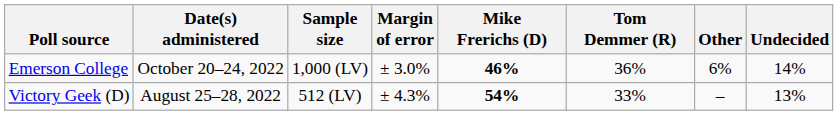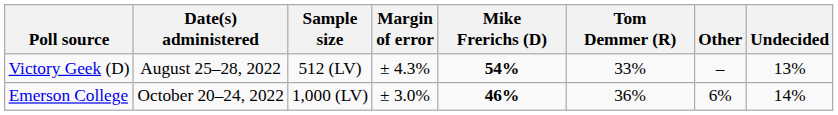rows swapped: (68, 68) <-> (69, 96)
